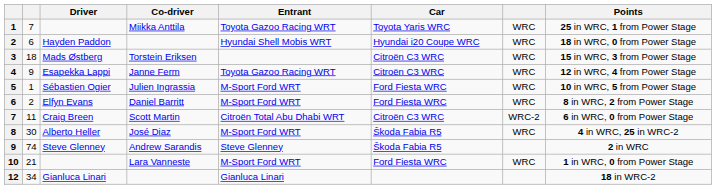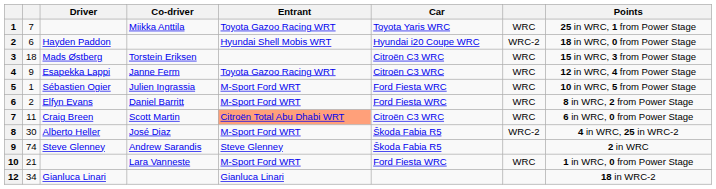(524, 41) WRC -> (524, 41) WRC-2
(282, 116) no background -> (282, 116) lightsalmon background
(524, 116) WRC-2 -> (524, 116) WRC
(524, 131) WRC -> (524, 131) WRC-2
